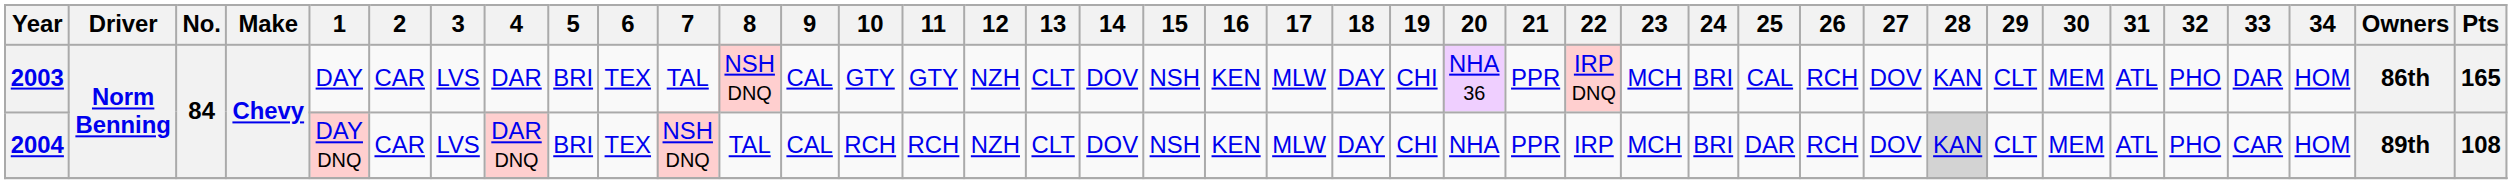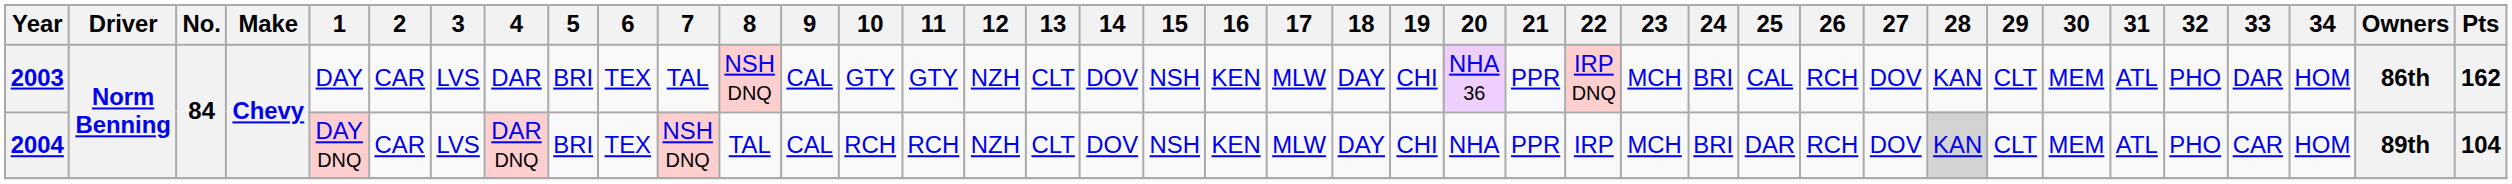(2481, 78) 165 -> (2481, 78) 162
(2481, 145) 108 -> (2481, 145) 104
